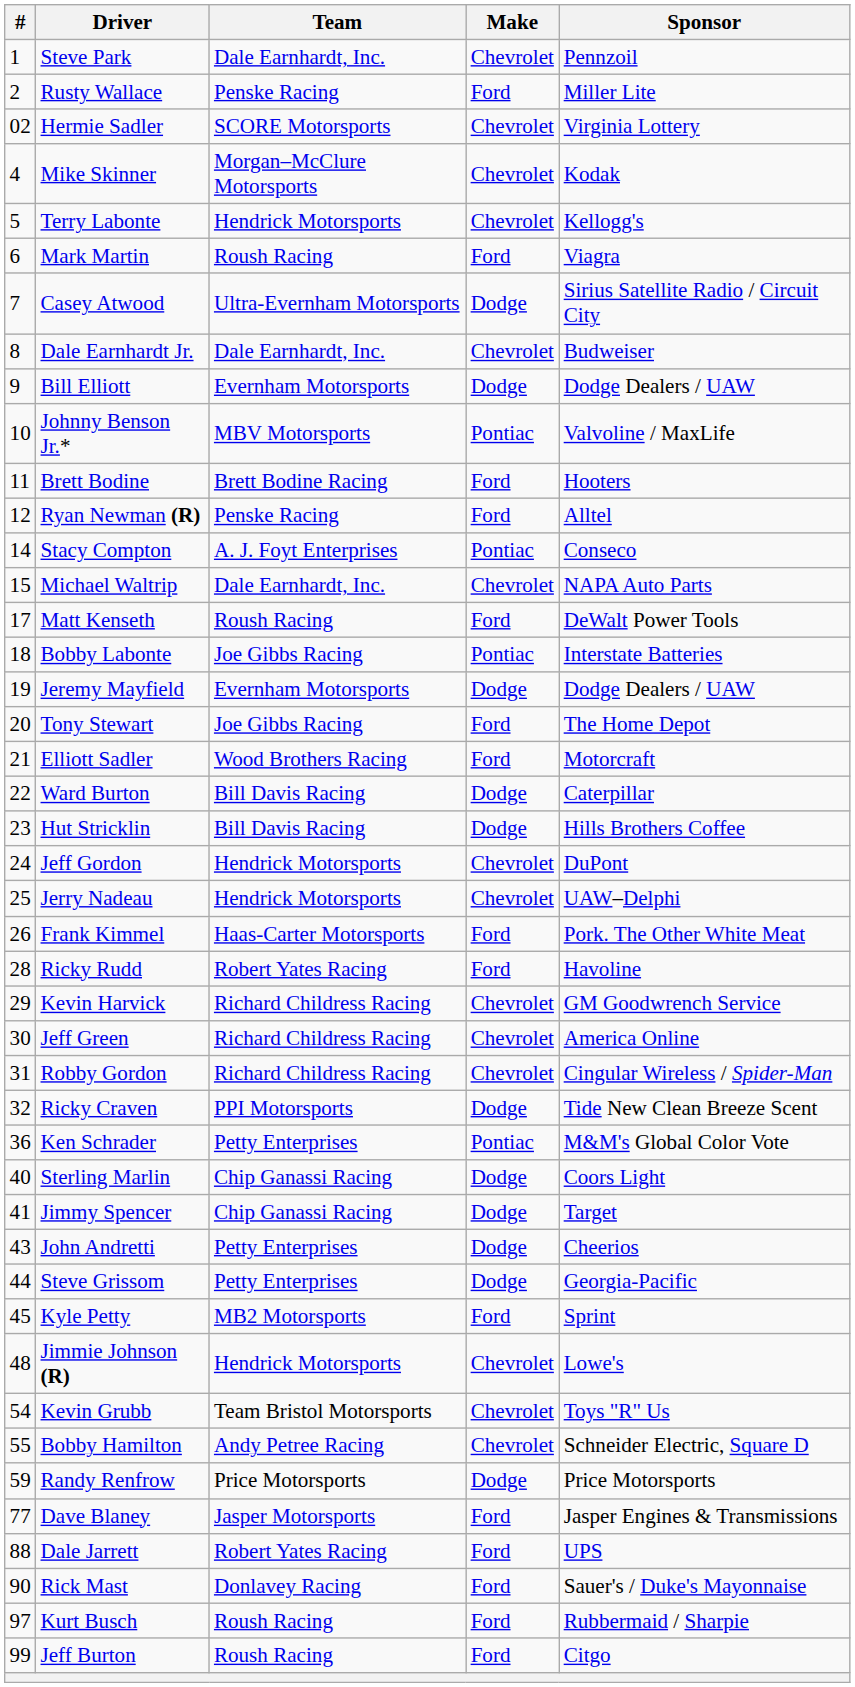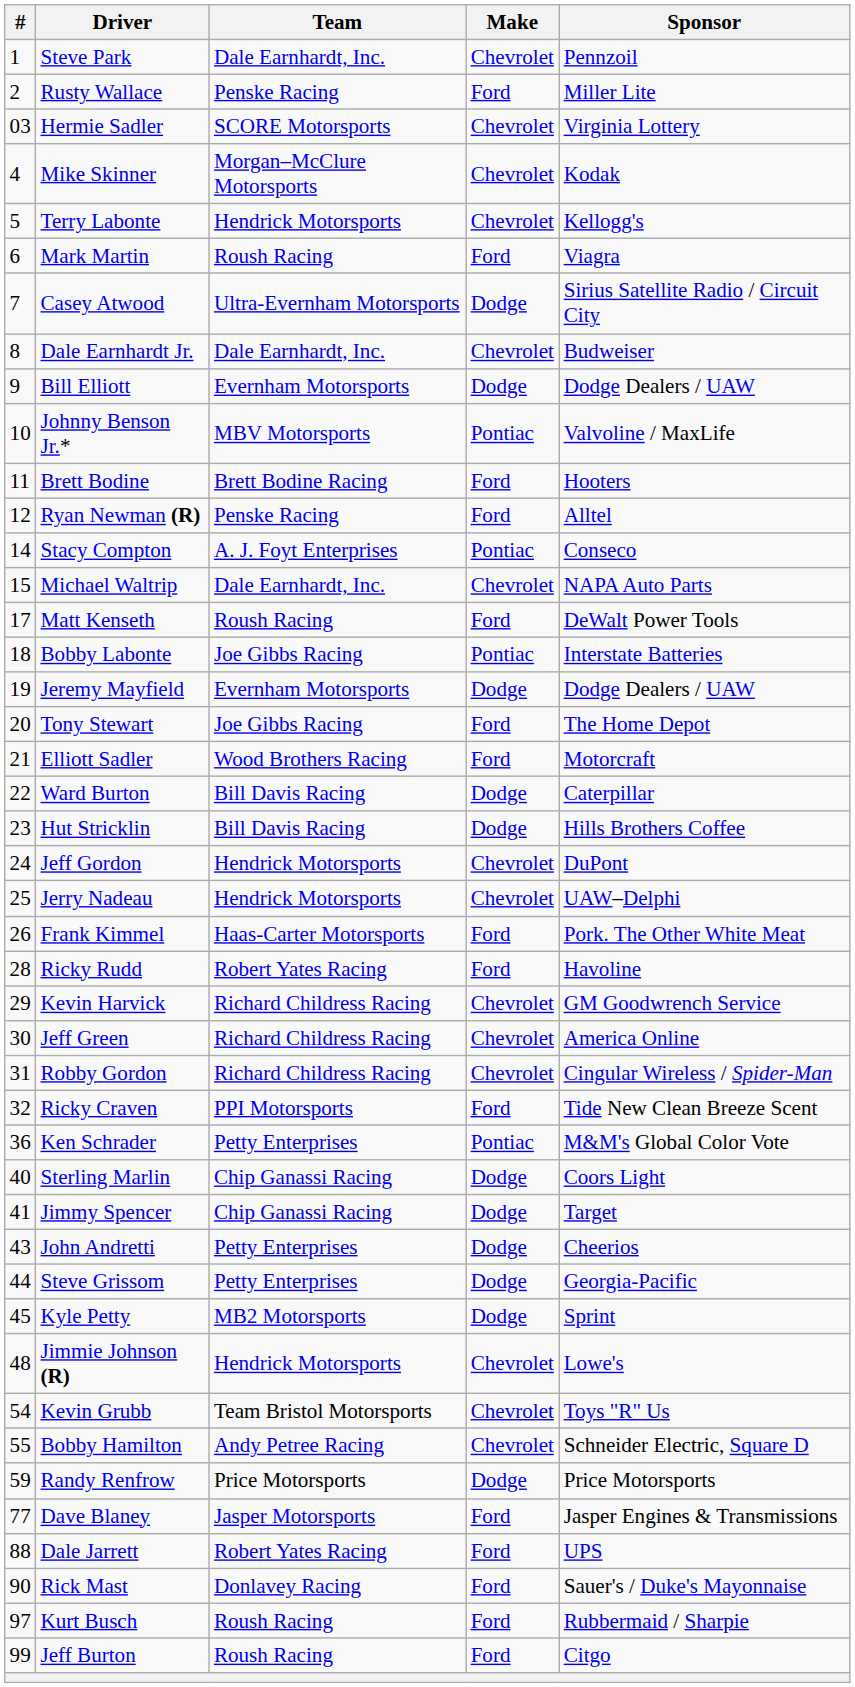(20, 126) 02 -> (20, 126) 03
(499, 1107) Dodge -> (491, 1107) Ford
(491, 1316) Ford -> (499, 1316) Dodge
